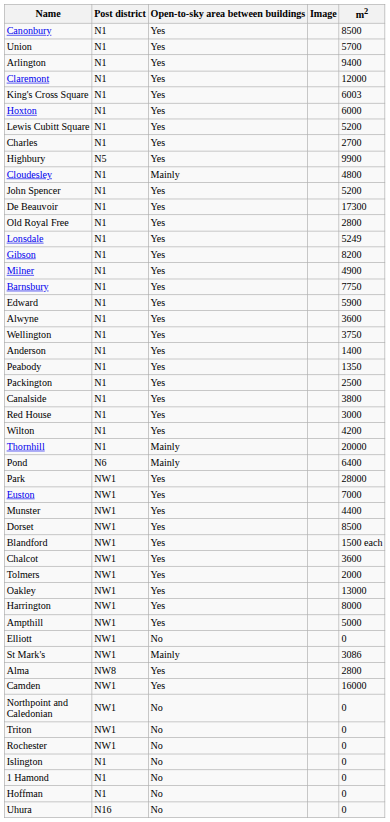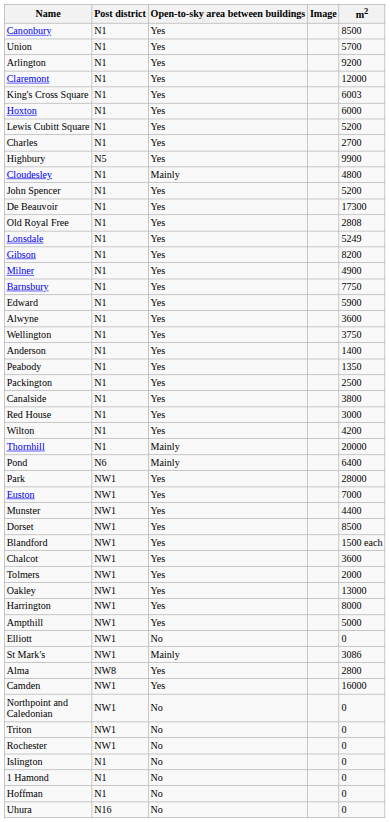(352, 63) 9400 -> (352, 63) 9200
(352, 223) 2800 -> (352, 223) 2808
